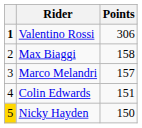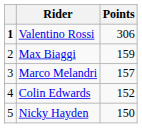(126, 54) 158 -> (126, 54) 159
(126, 93) 151 -> (126, 93) 152
(10, 113) gold background -> (10, 113) no background
